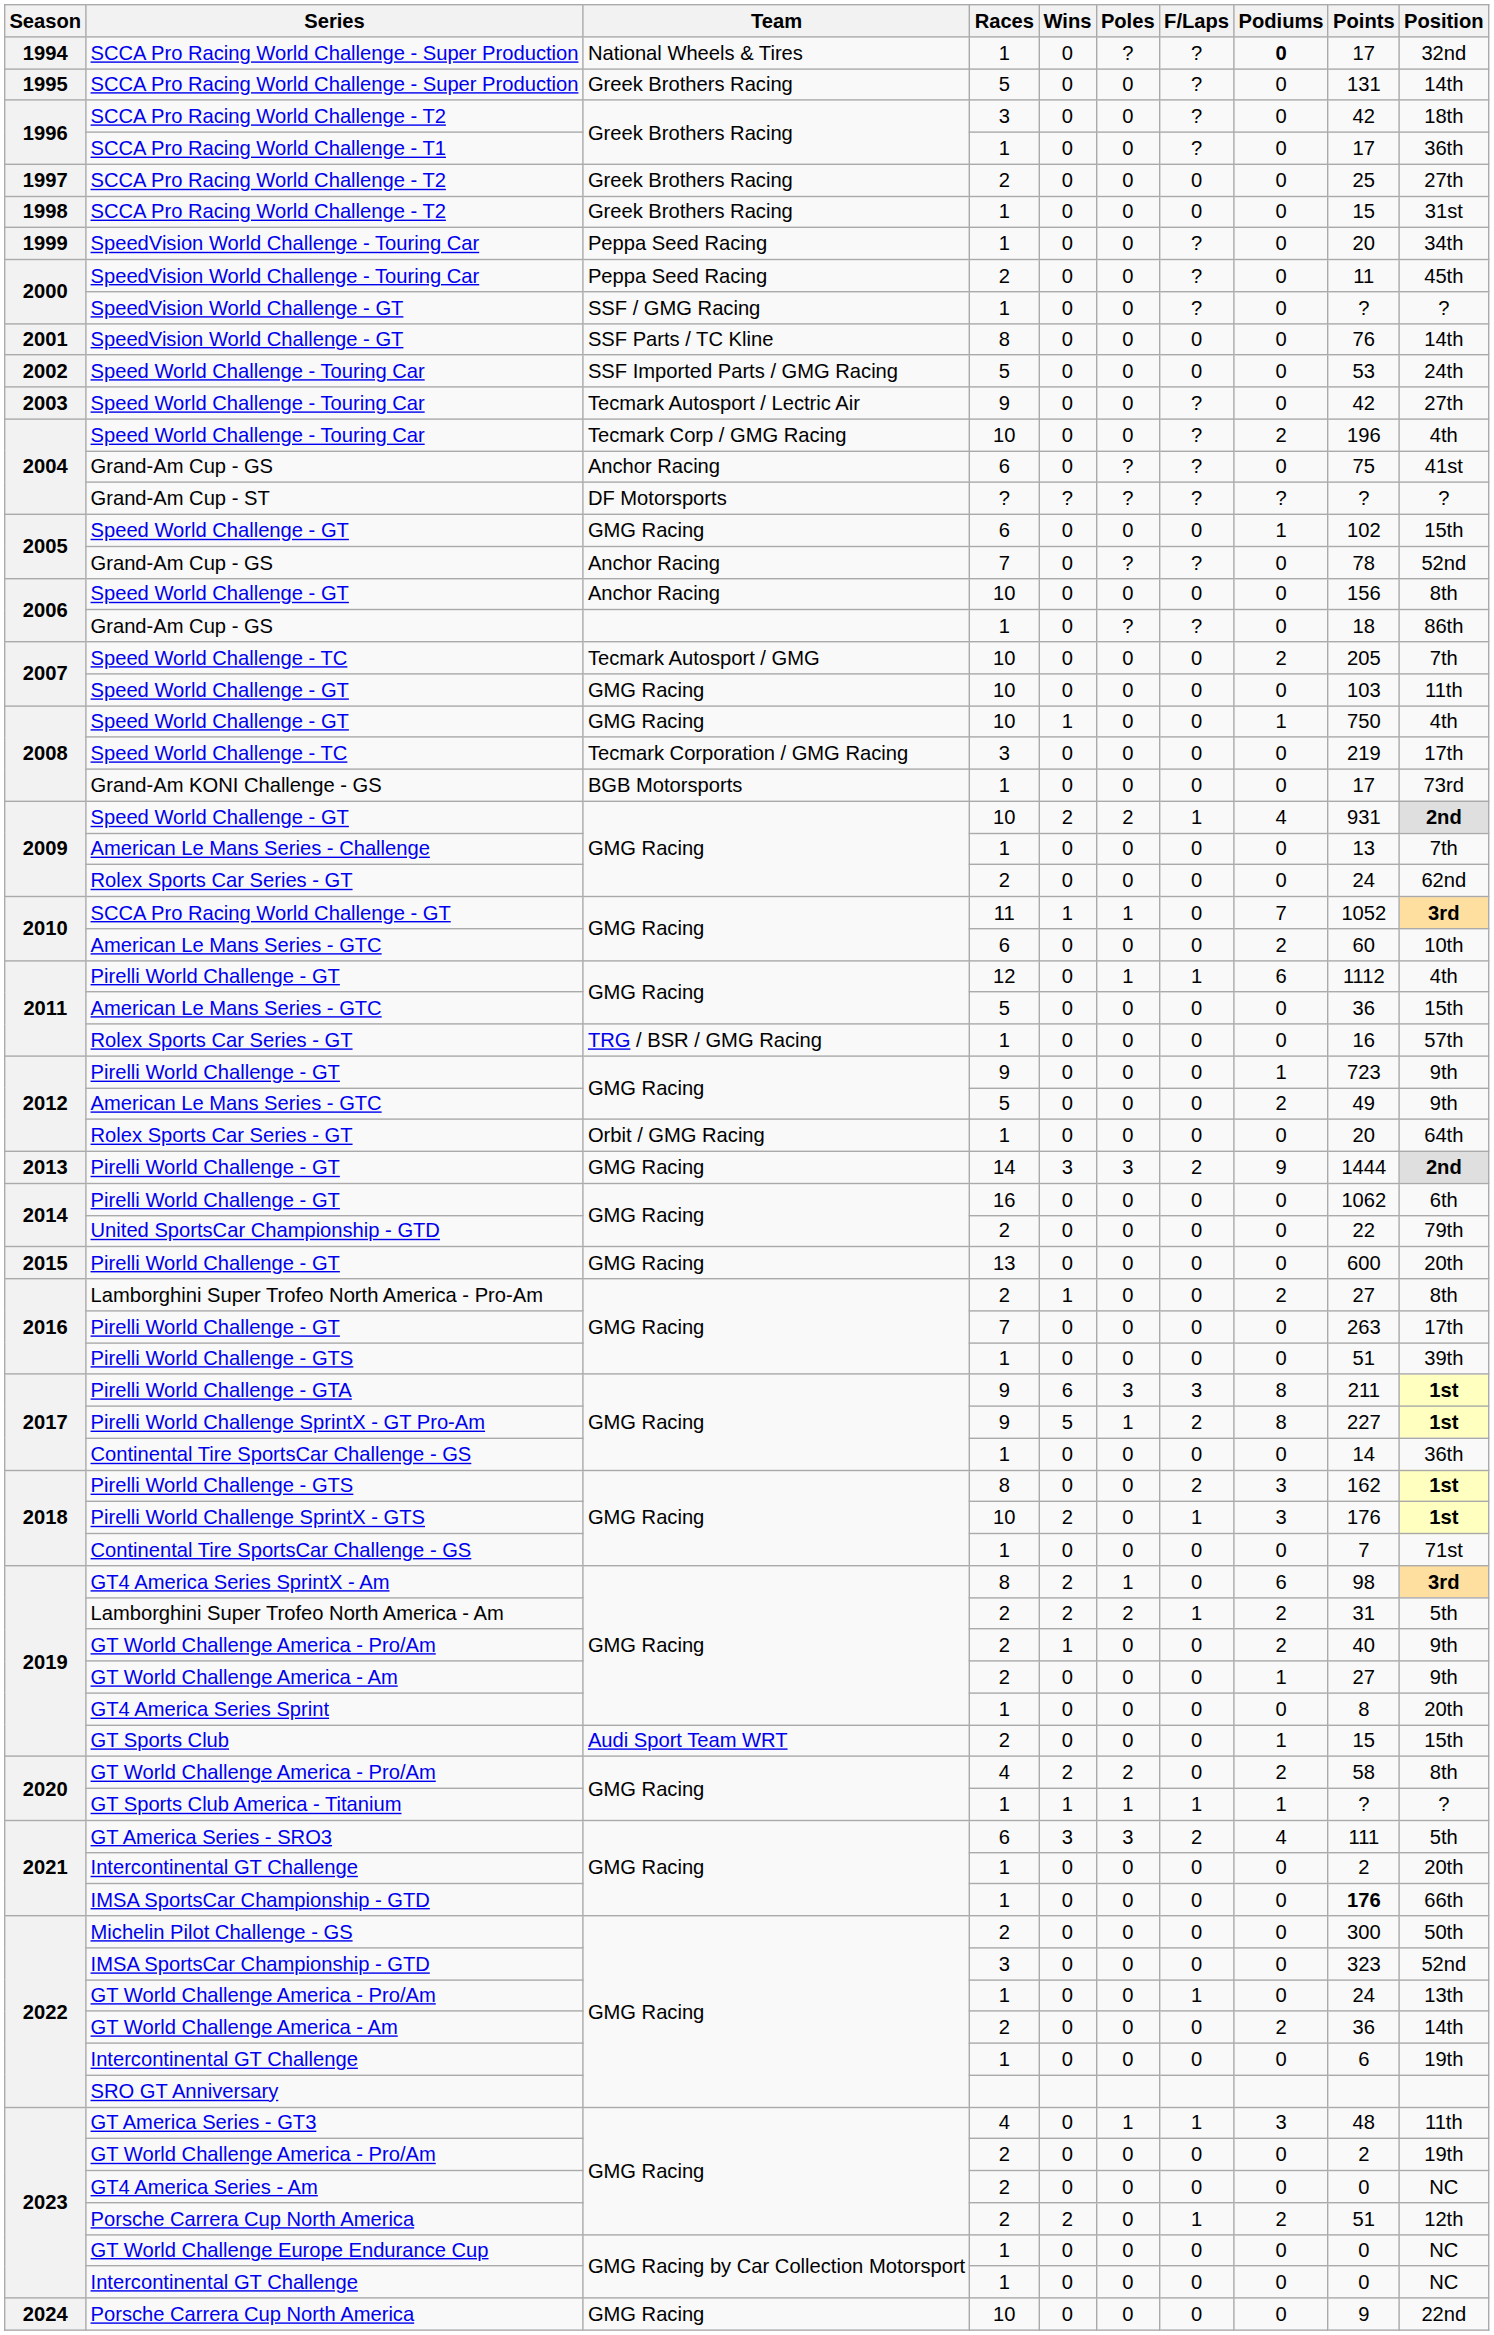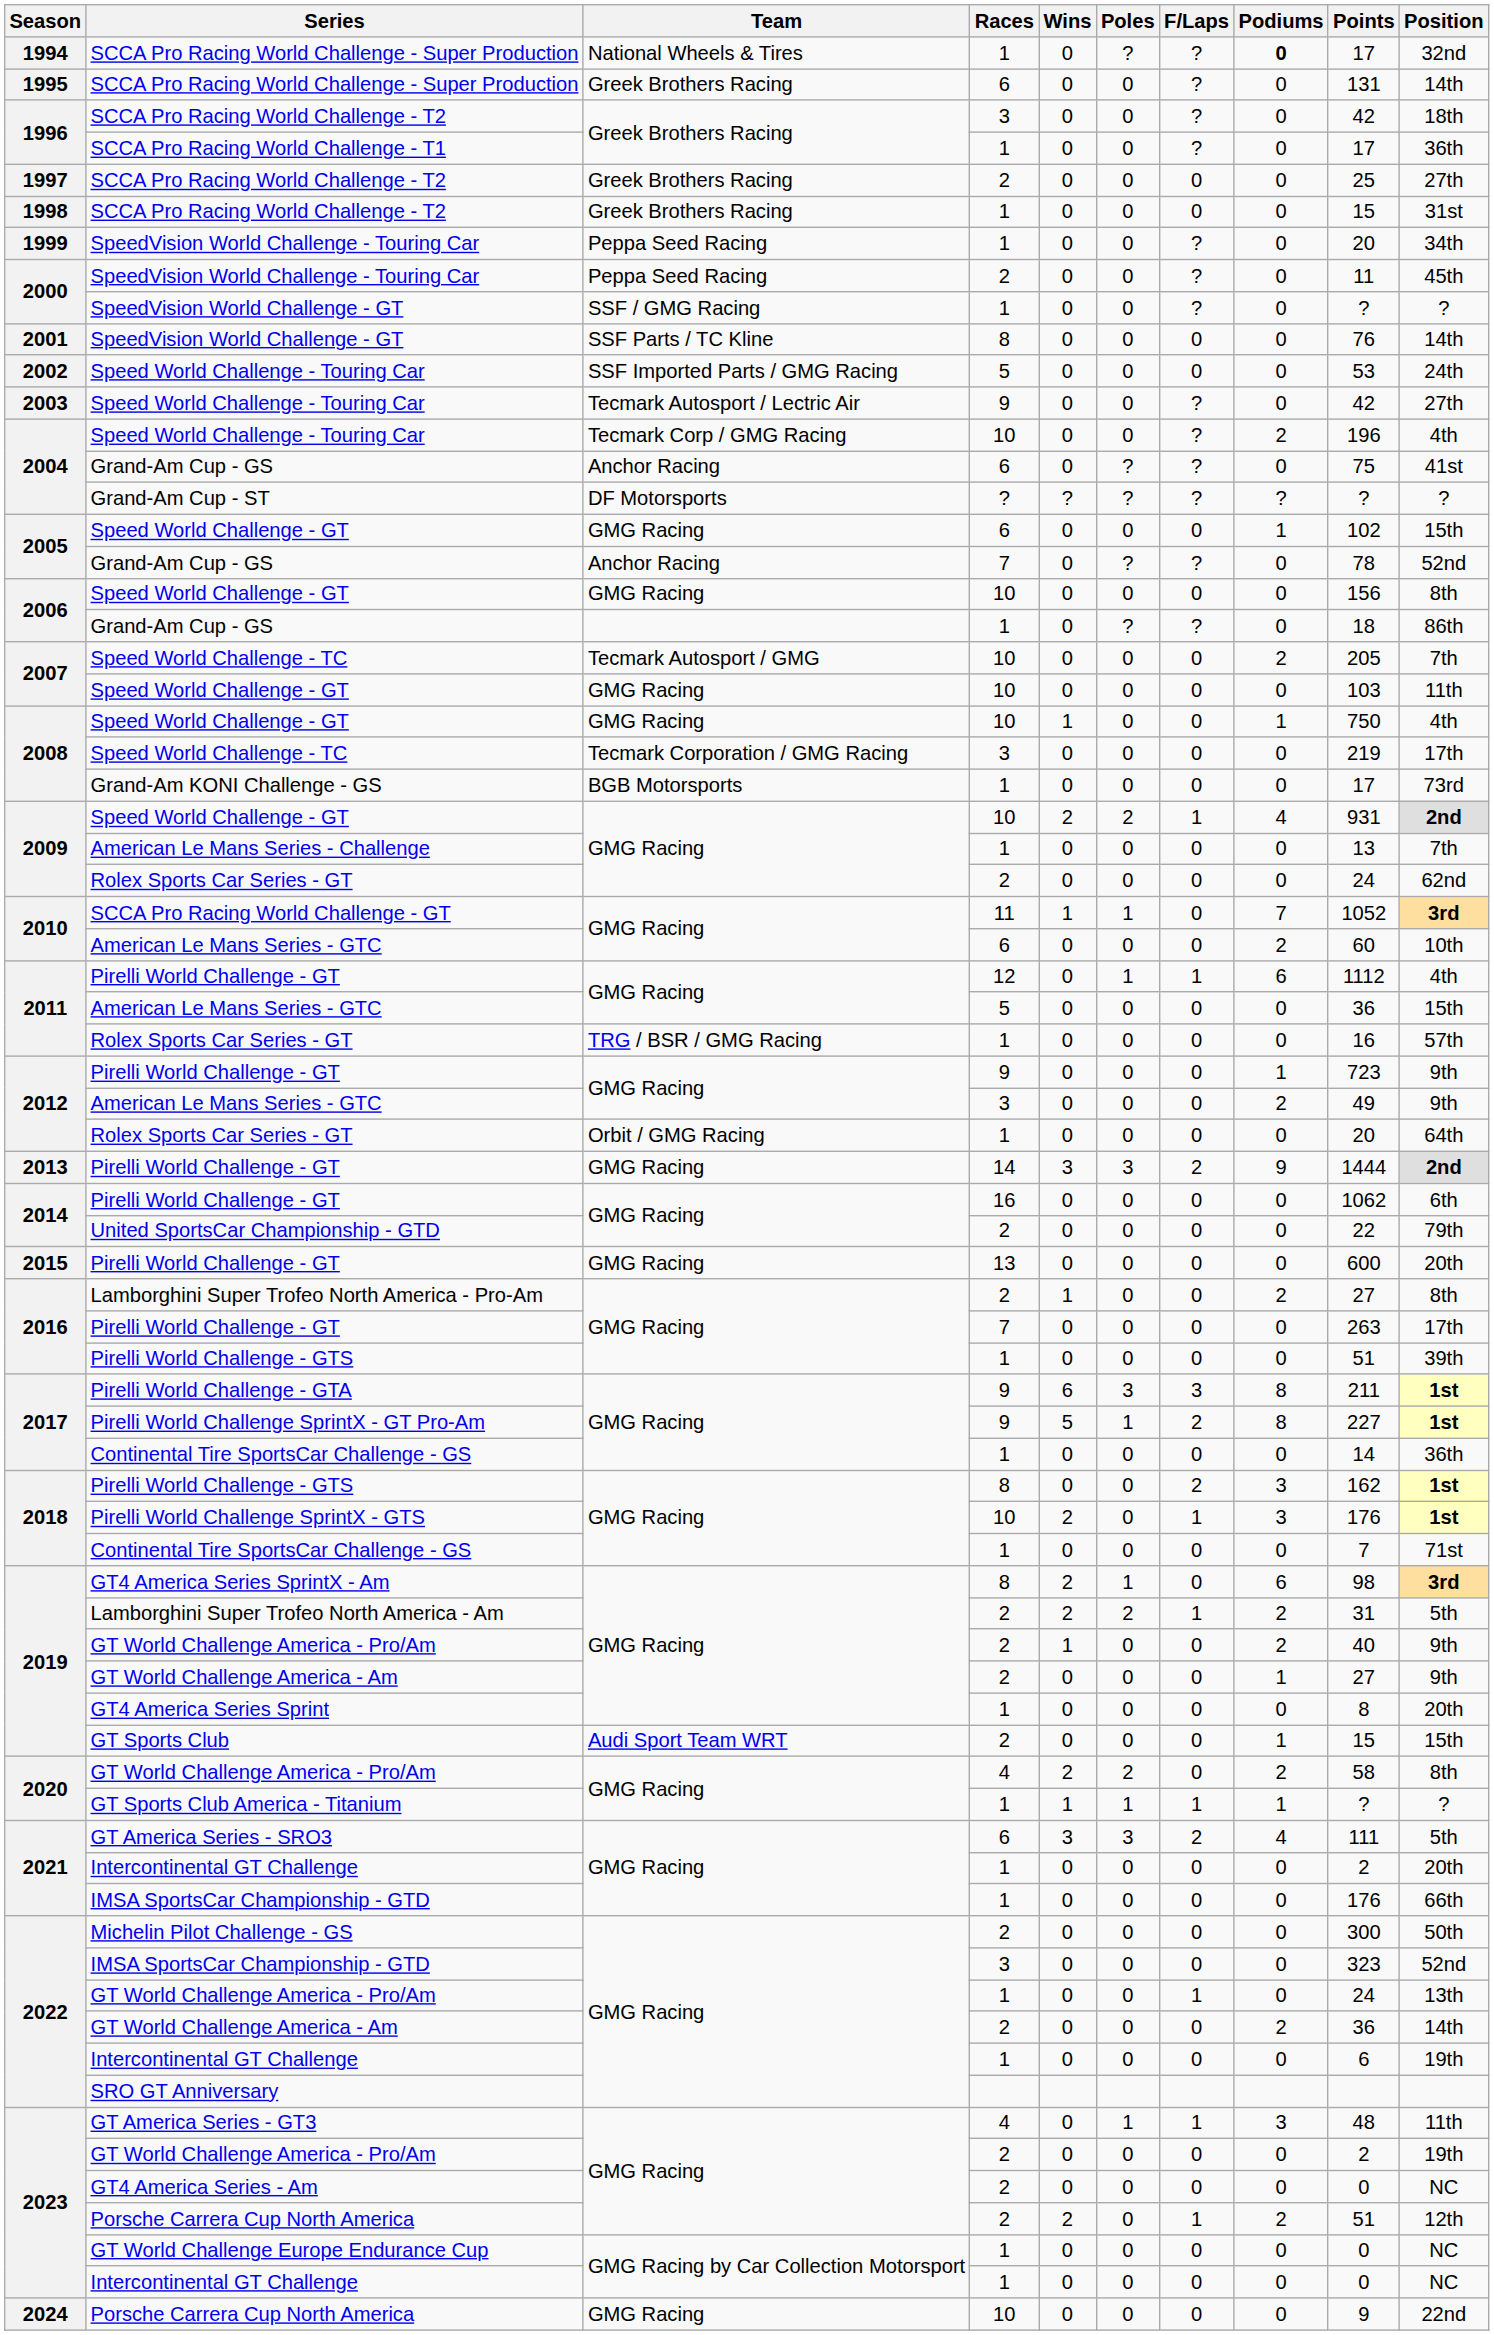(1004, 85) 5 -> (1004, 85) 6
(654, 594) Anchor Racing -> (646, 594) GMG Racing
(1004, 1104) 5 -> (1004, 1104) 3
(1364, 1900) bold -> (1364, 1900) normal
